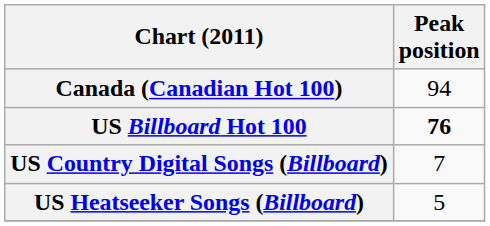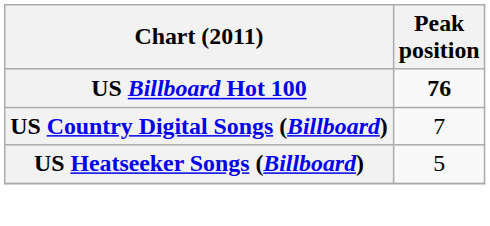- row: (199, 88)
